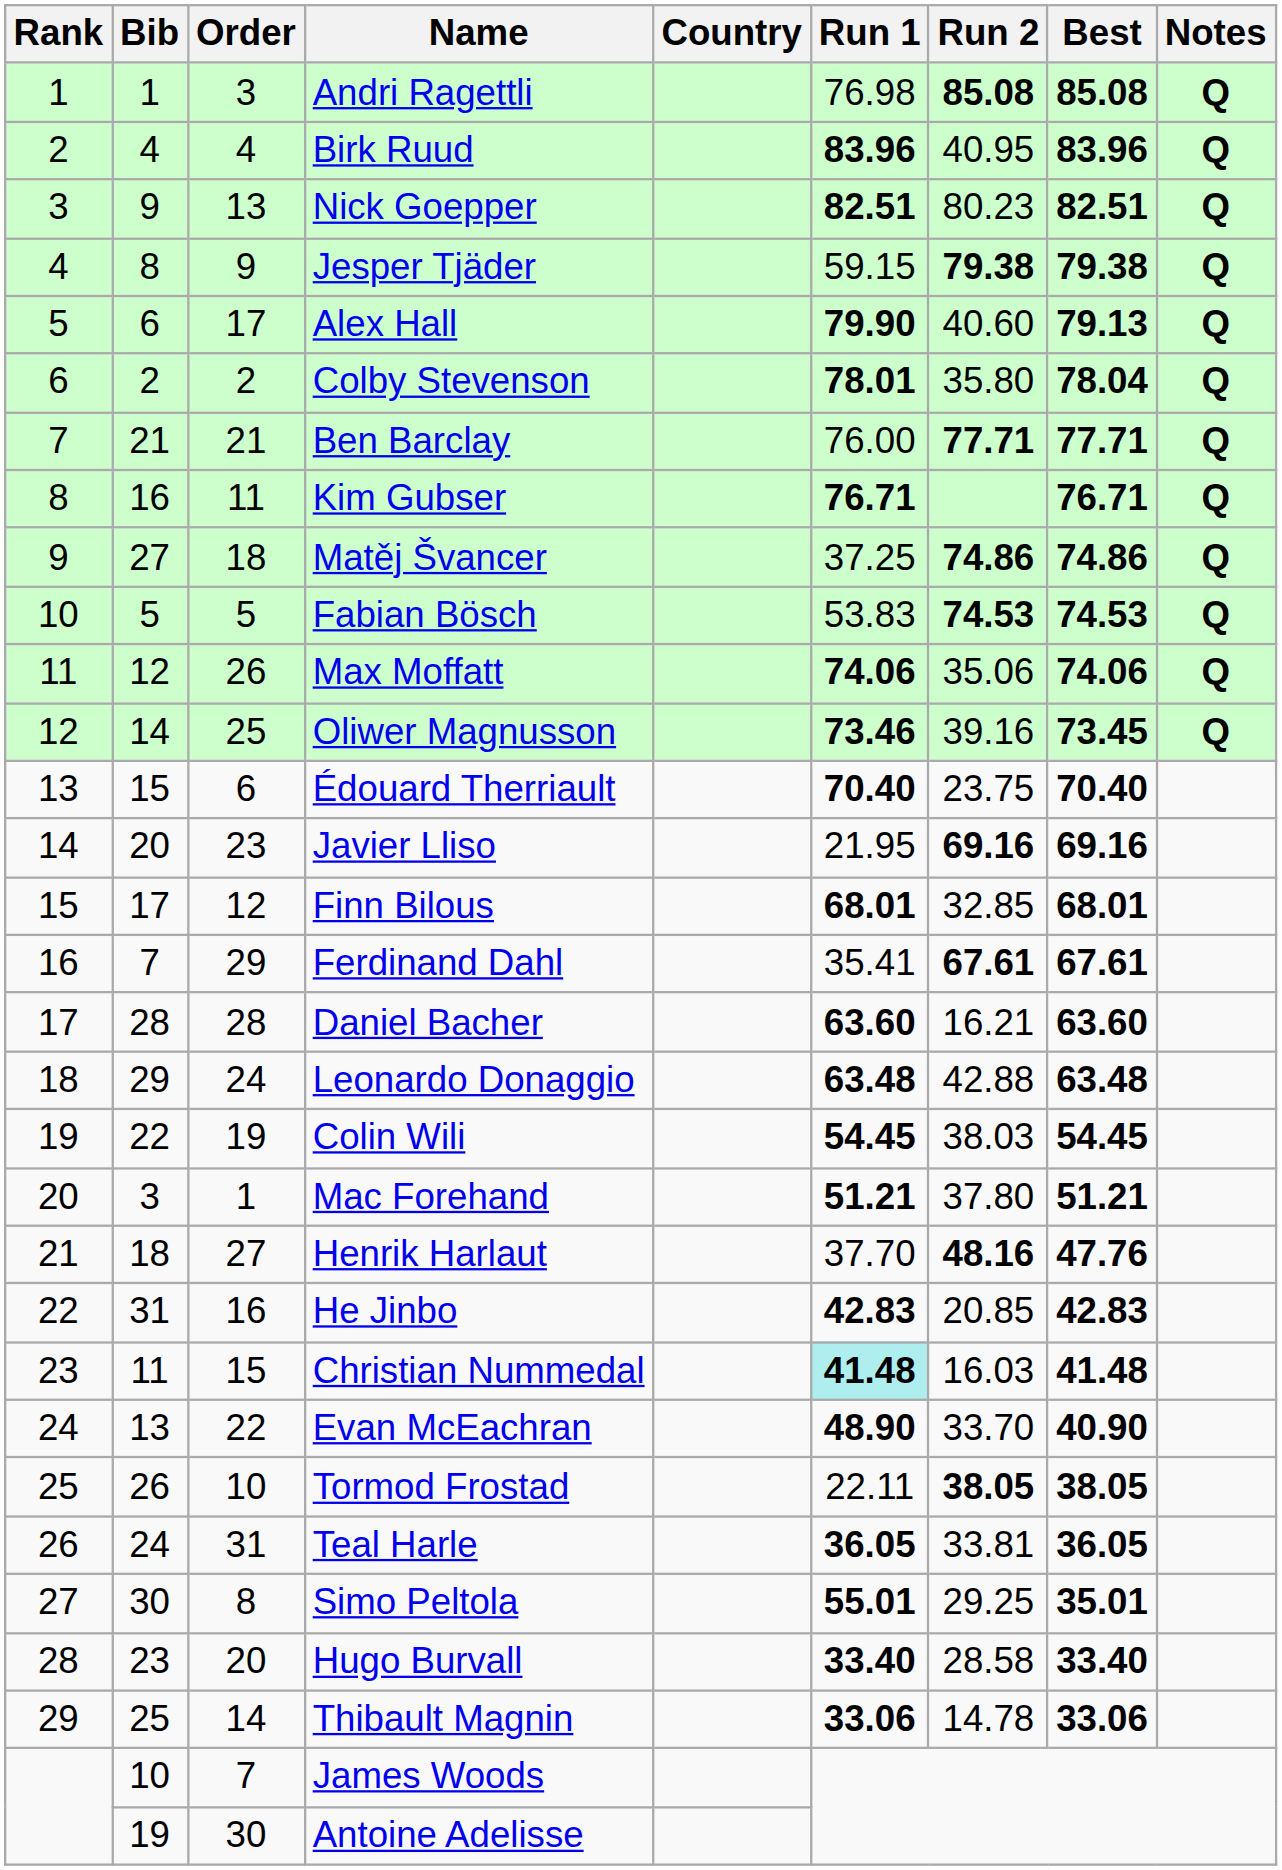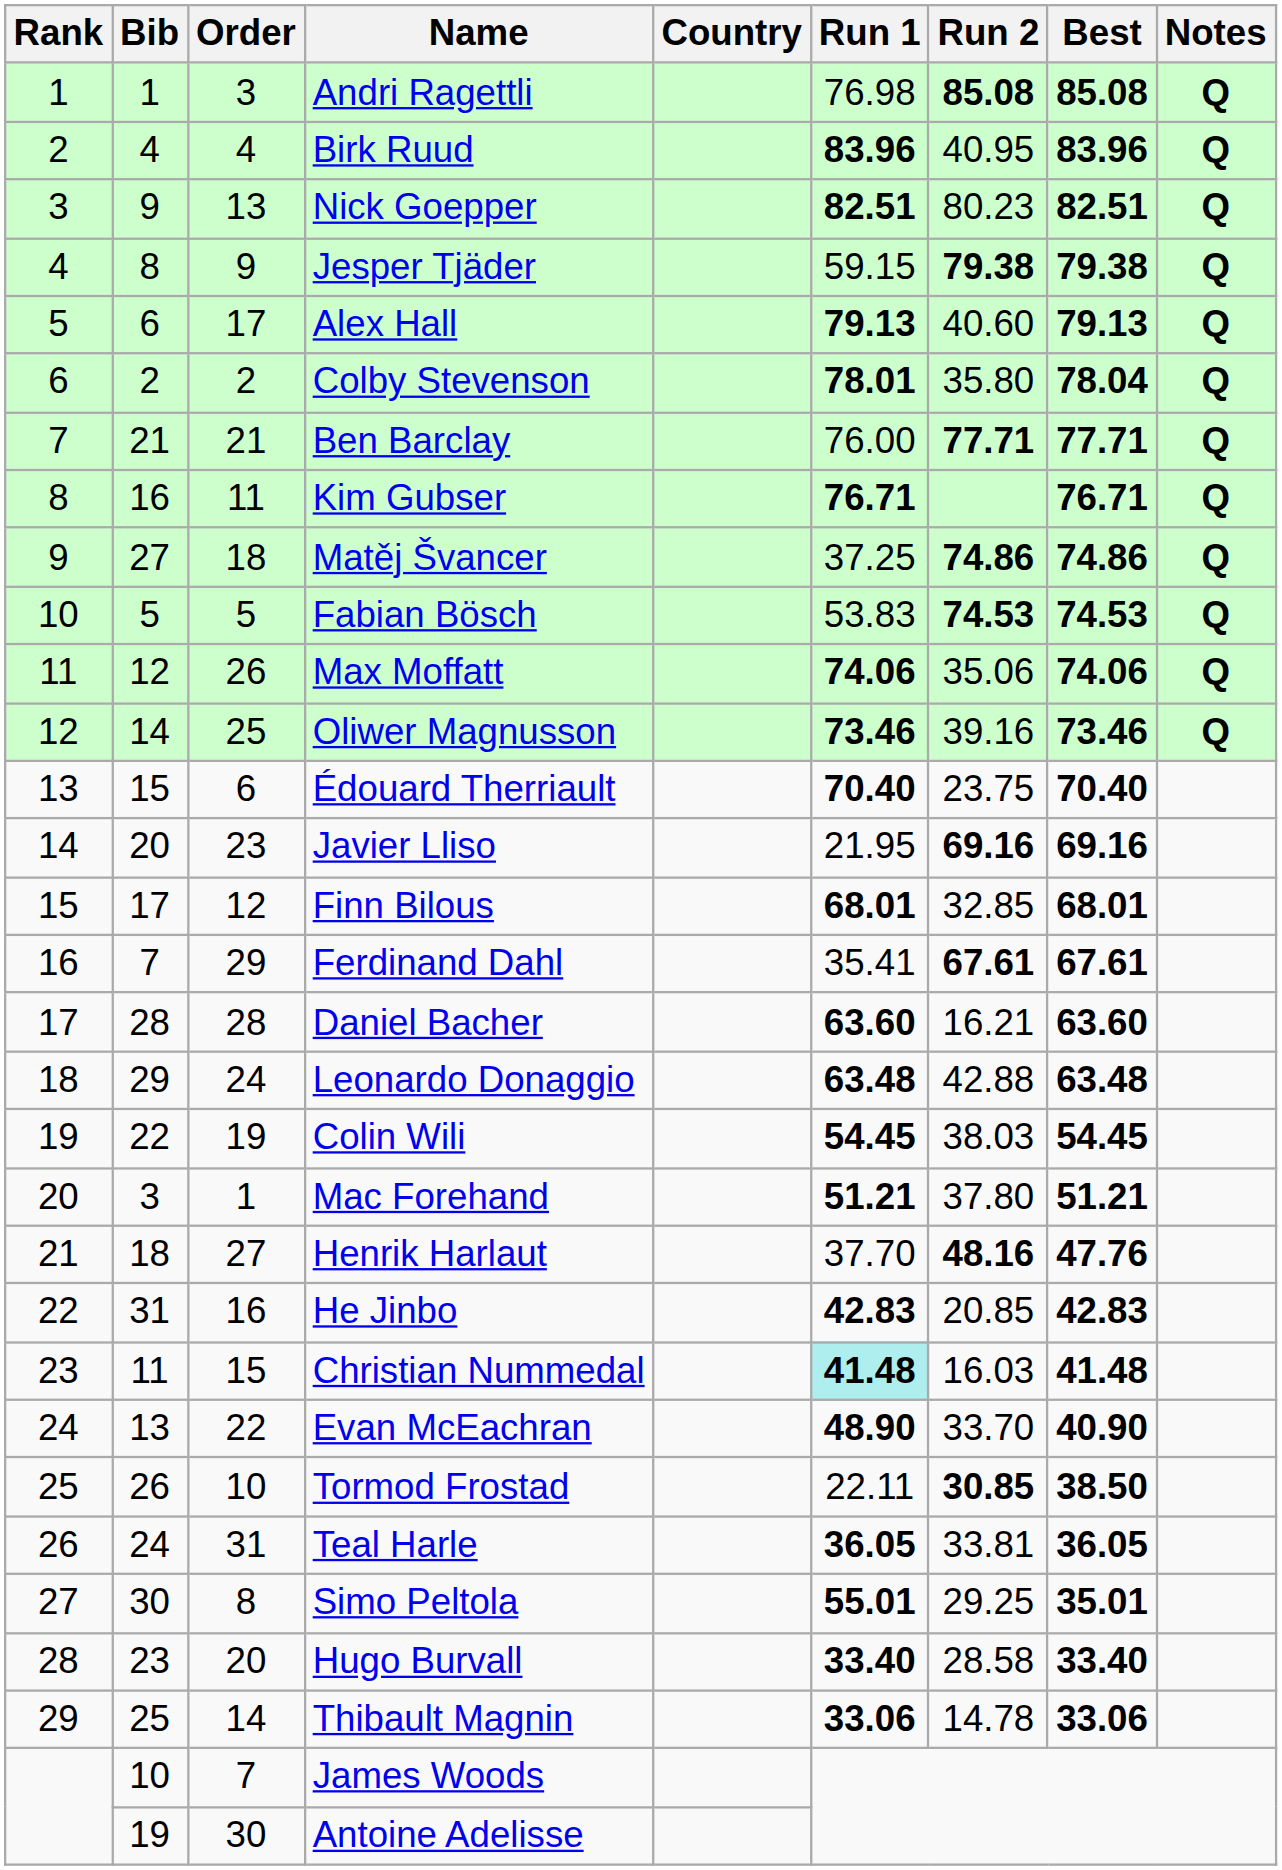(870, 324) 79.90 -> (870, 324) 79.13
(1102, 730) 73.45 -> (1102, 730) 73.46
(988, 1486) 38.05 -> (988, 1486) 30.85
(1102, 1486) 38.05 -> (1102, 1486) 38.50
